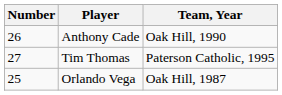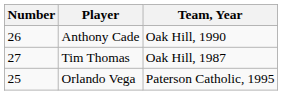(210, 57) Paterson Catholic, 1995 -> (186, 57) Oak Hill, 1987
(186, 79) Oak Hill, 1987 -> (210, 79) Paterson Catholic, 1995
